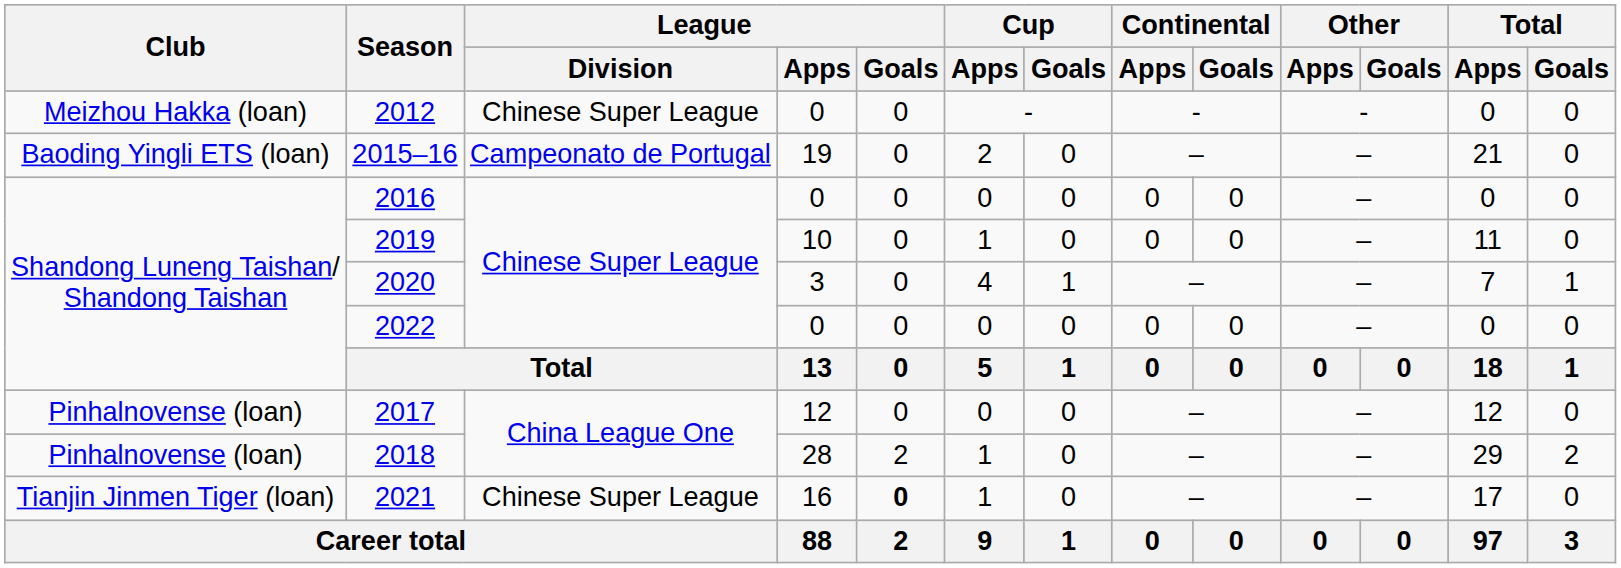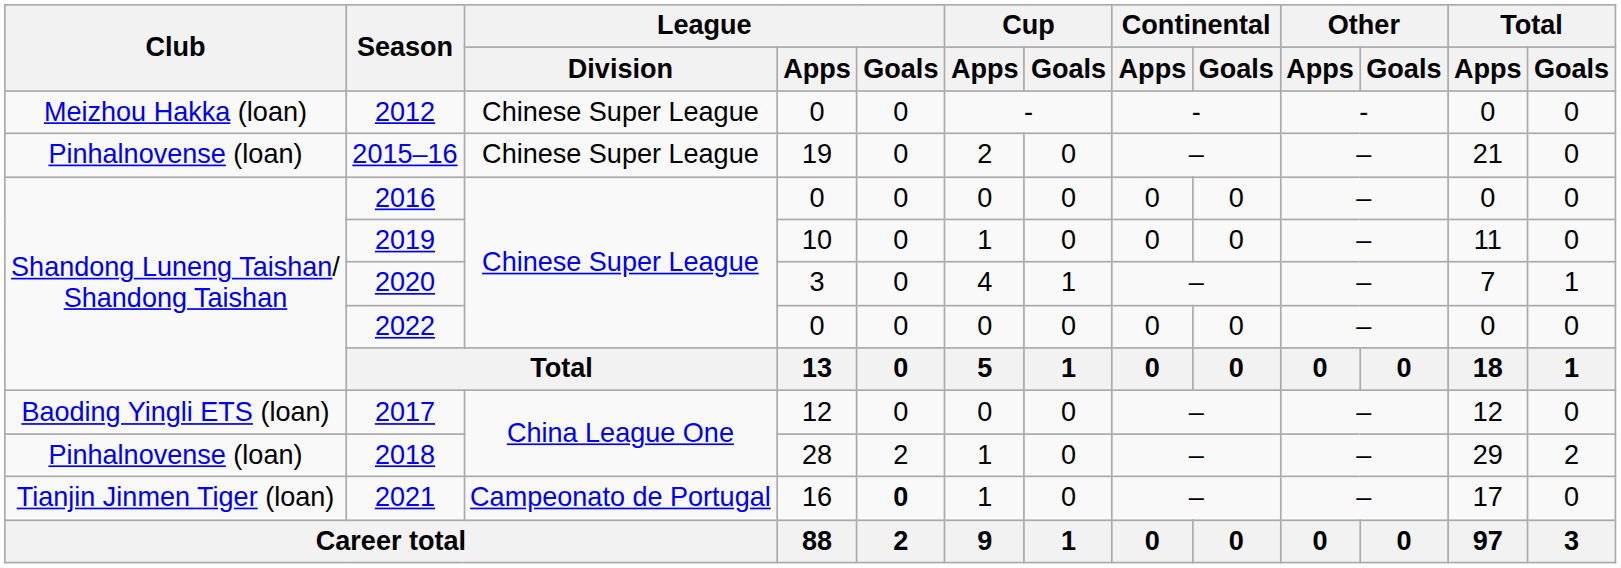(175, 154) Baoding Yingli ETS (loan) -> (175, 154) Pinhalnovense (loan)
(620, 154) Campeonato de Portugal -> (620, 154) Chinese Super League
(175, 411) Pinhalnovense (loan) -> (175, 411) Baoding Yingli ETS (loan)
(620, 497) Chinese Super League -> (620, 497) Campeonato de Portugal
